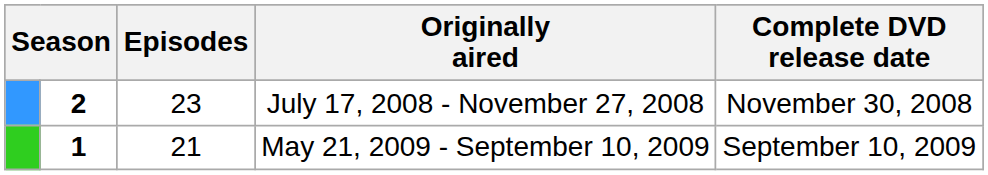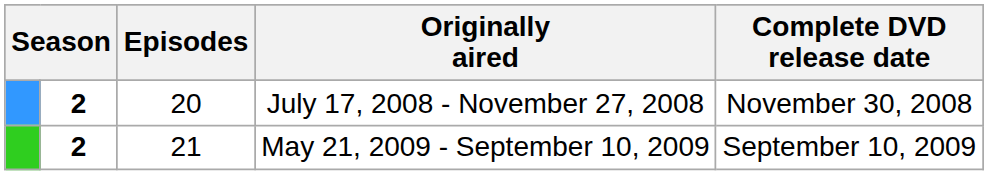(186, 102) 23 -> (186, 102) 20
(79, 147) 1 -> (79, 147) 2
